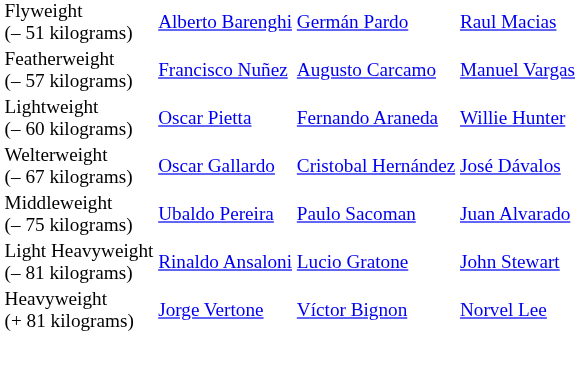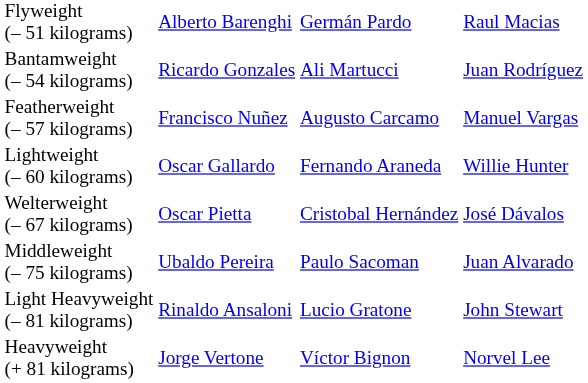+ row: (69, 70)
(205, 118) Oscar Pietta -> (217, 166) Oscar Gallardo
(217, 166) Oscar Gallardo -> (205, 214) Oscar Pietta
